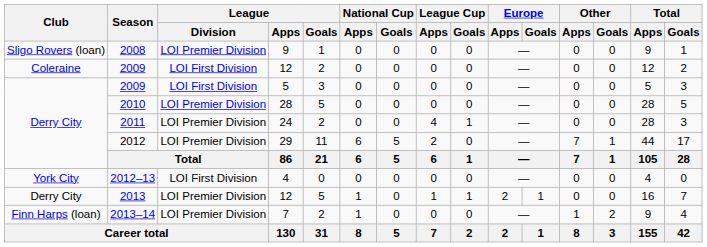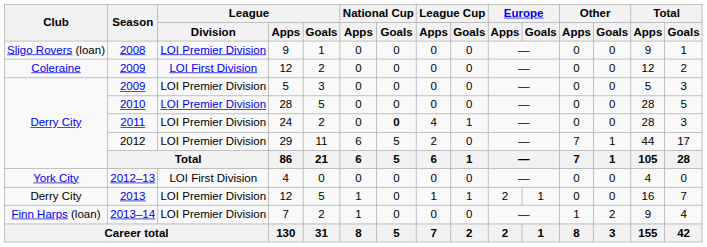(213, 86) LOI First Division -> (213, 86) LOI Premier Division
(397, 123) normal -> (397, 123) bold
